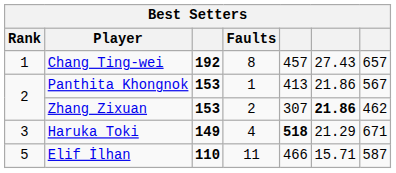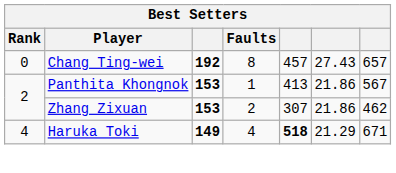(24, 62) 1 -> (24, 62) 0
(335, 109) bold -> (335, 109) normal
(24, 132) 3 -> (24, 132) 4
- row: (89, 155)
